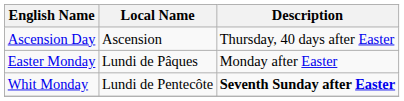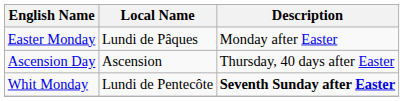rows swapped: (52, 61) <-> (52, 38)
